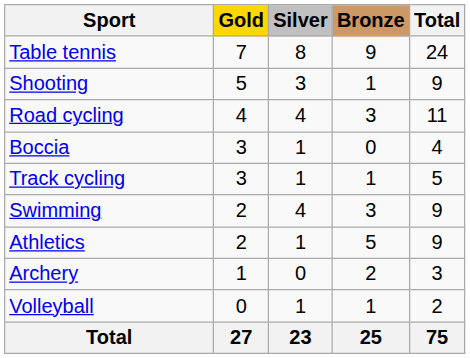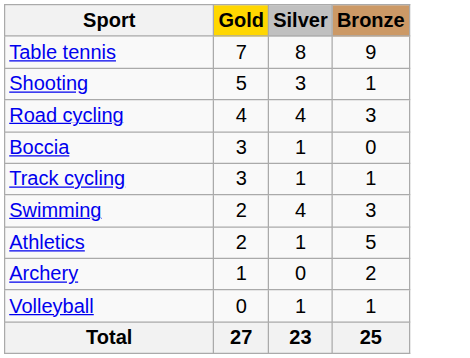- column: (437, 20)
